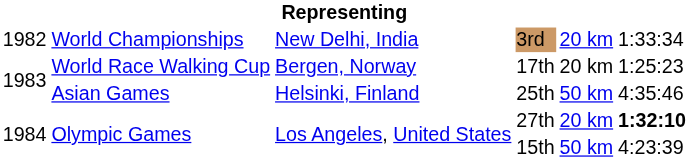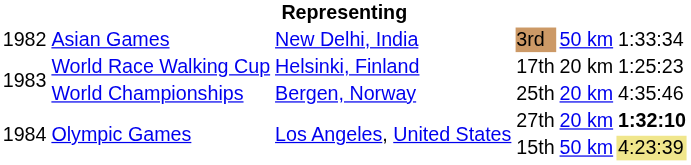(147, 39) World Championships -> (110, 39) Asian Games
(586, 39) 20 km -> (586, 39) 50 km
(346, 66) Bergen, Norway -> (347, 66) Helsinki, Finland
(110, 93) Asian Games -> (147, 93) World Championships
(347, 93) Helsinki, Finland -> (346, 93) Bergen, Norway
(586, 93) 50 km -> (586, 93) 20 km
(651, 147) no background -> (651, 147) khaki background
